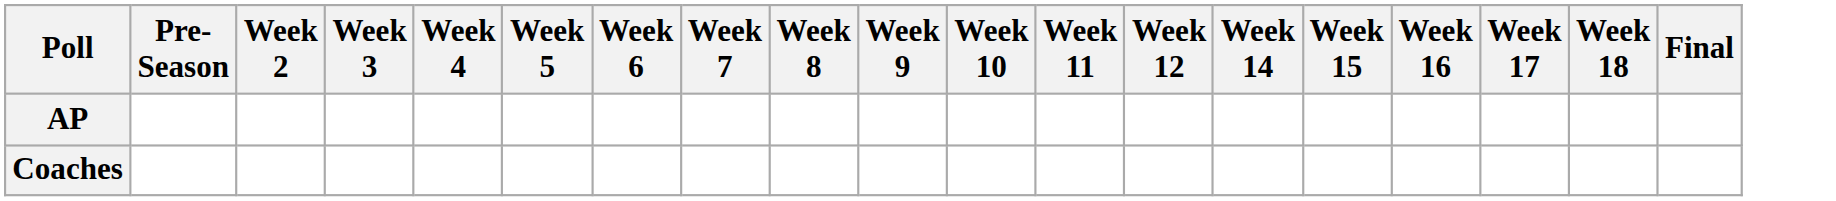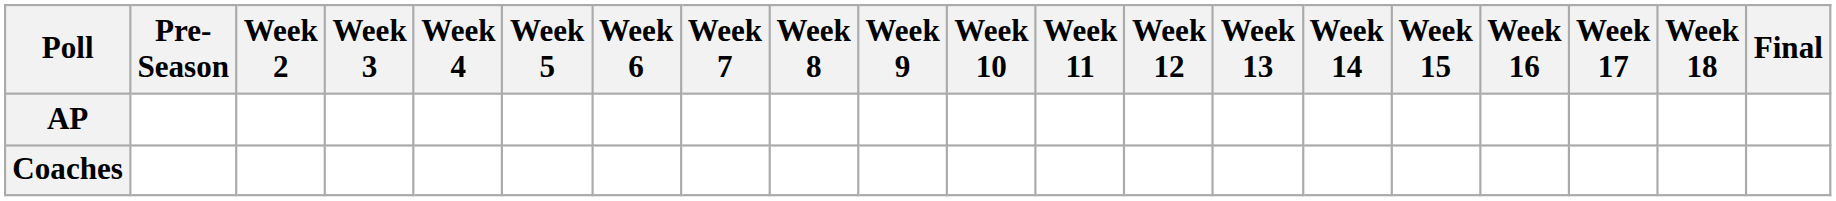+ column: (1258, 48)
